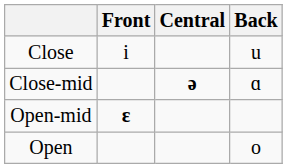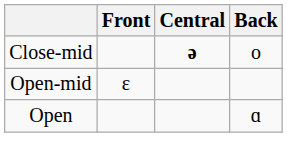- row: (51, 52)
(256, 83) ɑ -> (256, 52) o
(126, 115) bold -> (126, 83) normal
(256, 147) o -> (256, 115) ɑ
